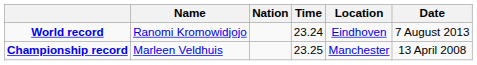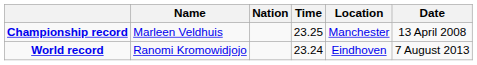rows swapped: (67, 32) <-> (67, 50)
